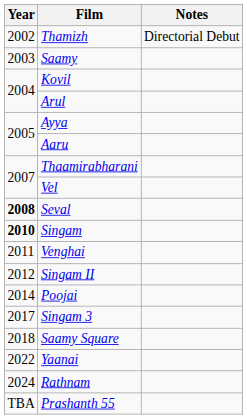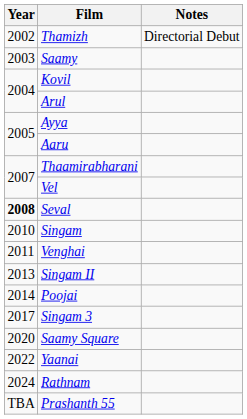(21, 230) bold -> (21, 230) normal
(21, 274) 2012 -> (21, 274) 2013
(21, 338) 2018 -> (21, 338) 2020
